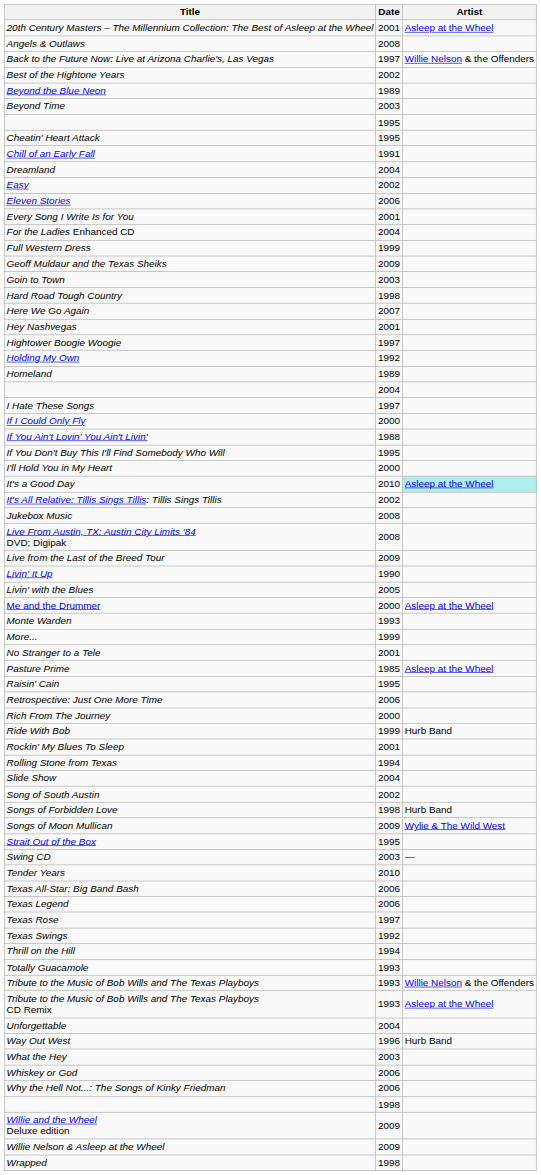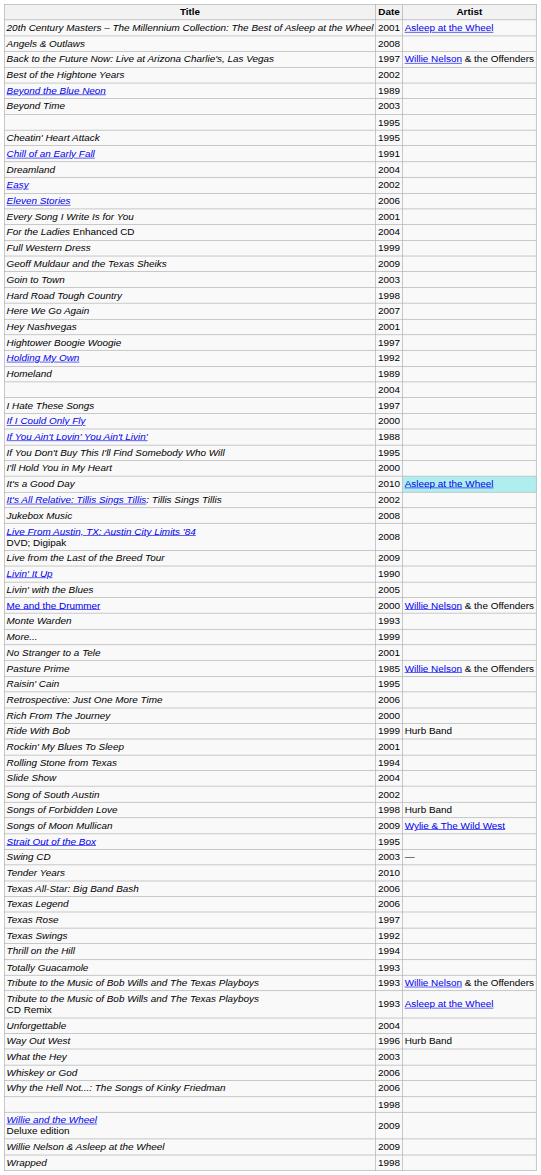(449, 605) Asleep at the Wheel -> (469, 605) Willie Nelson & the Offenders
(449, 668) Asleep at the Wheel -> (469, 668) Willie Nelson & the Offenders
